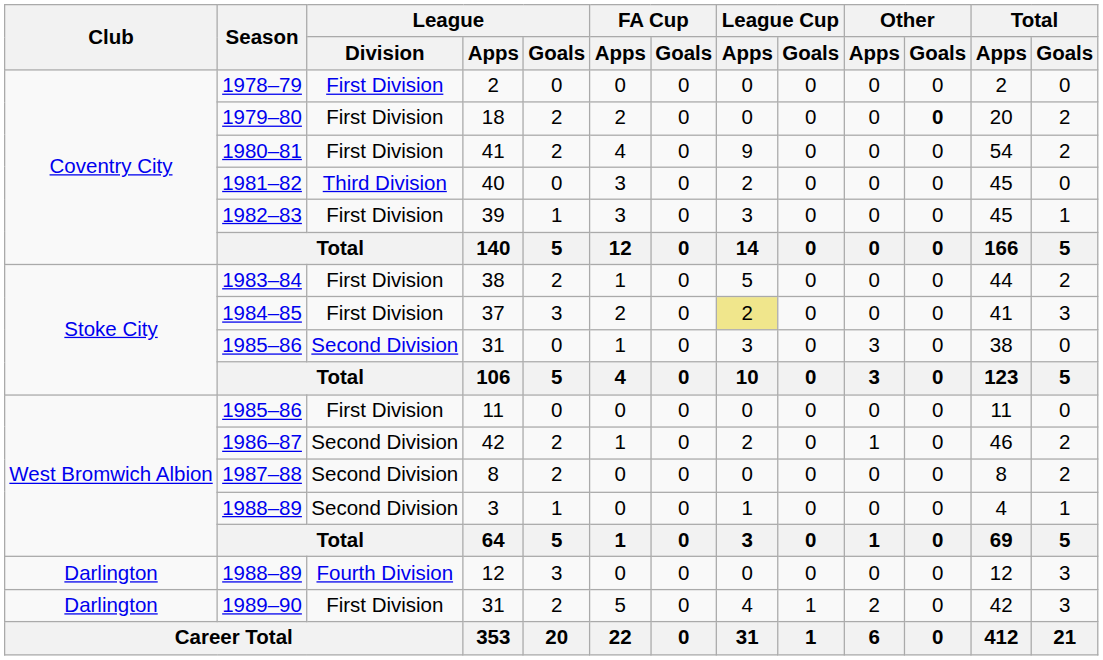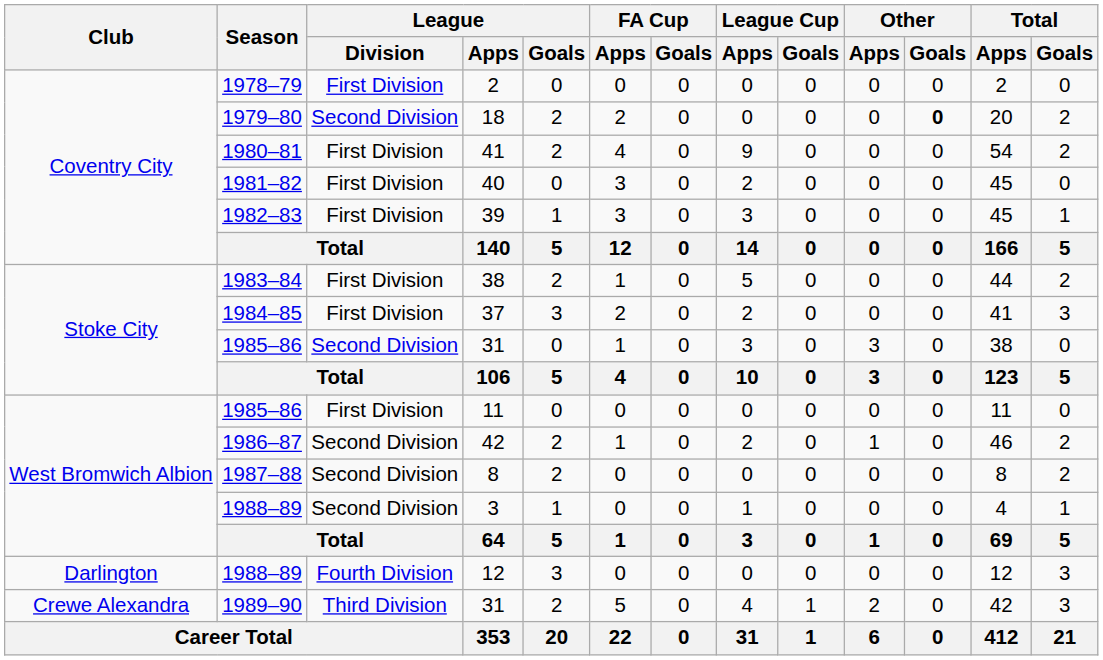(385, 118) First Division -> (385, 118) Second Division
(385, 183) Third Division -> (385, 183) First Division
(747, 313) khaki background -> (747, 313) no background
(111, 605) Darlington -> (111, 605) Crewe Alexandra
(385, 605) First Division -> (385, 605) Third Division
